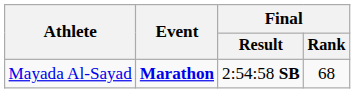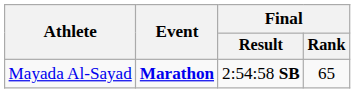(326, 74) 68 -> (326, 74) 65
